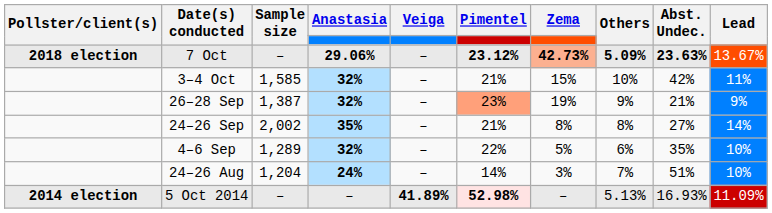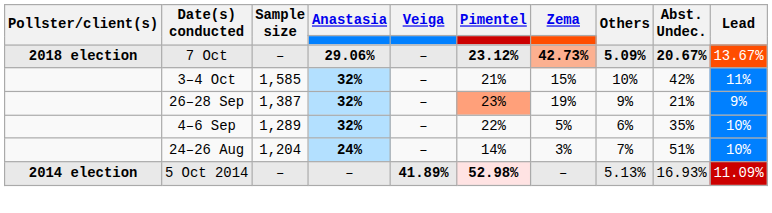(682, 56) 23.63% -> (682, 56) 20.67%
- row: (207, 126)
